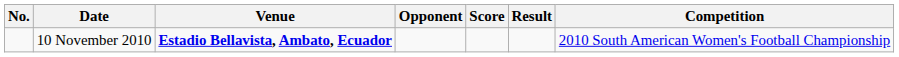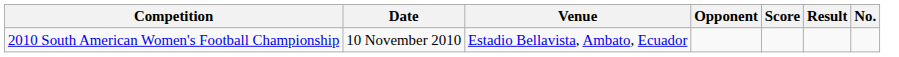columns swapped: (19, 16) <-> (725, 16)
(275, 39) bold -> (578, 39) normal
